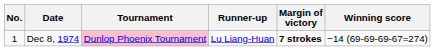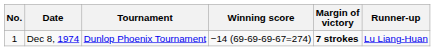columns swapped: (378, 18) <-> (243, 18)
(145, 38) pink background -> (145, 38) no background
